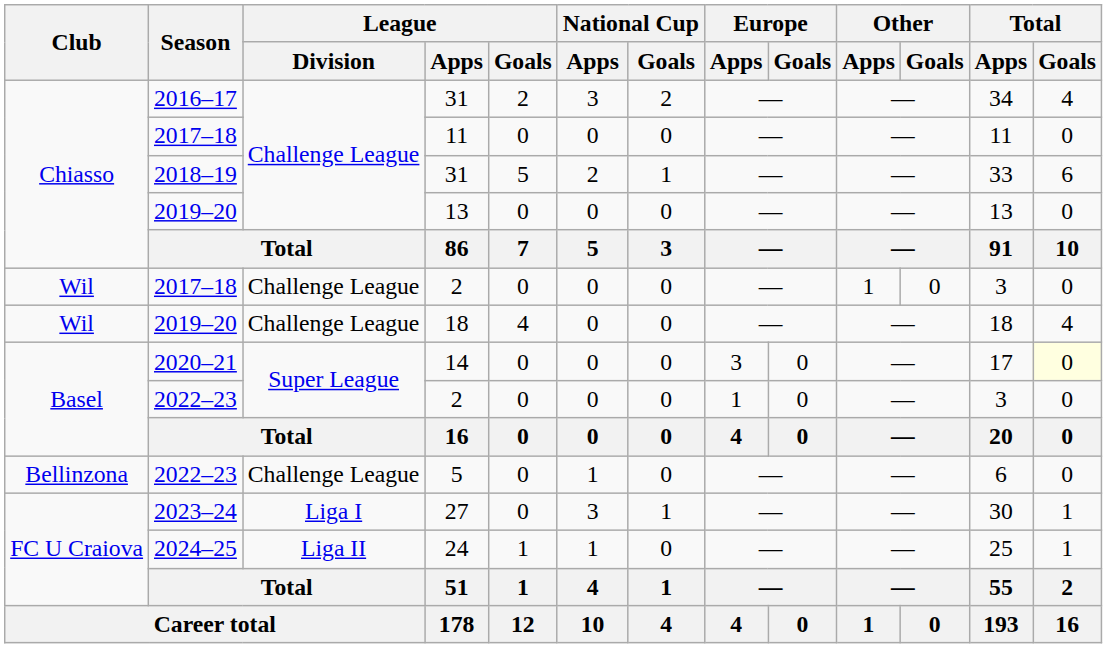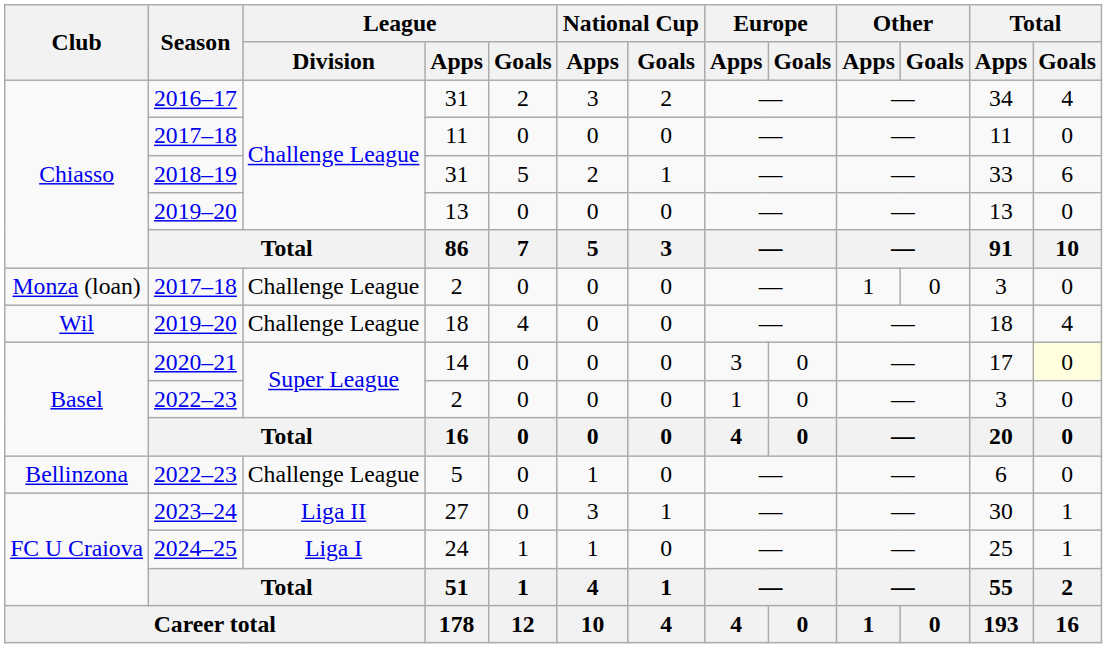(77, 286) Wil -> (77, 286) Monza (loan)
(334, 511) Liga I -> (334, 511) Liga II
(334, 549) Liga II -> (334, 549) Liga I
